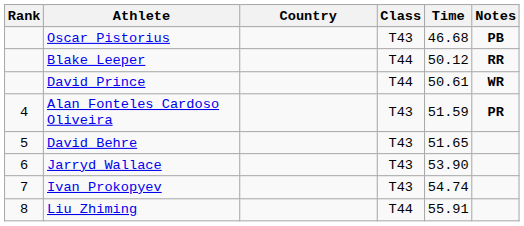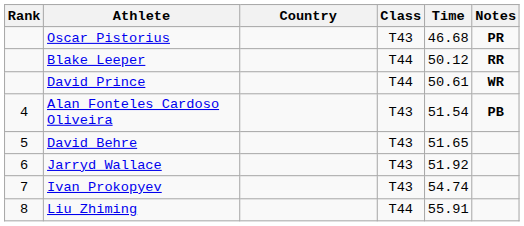(496, 38) PB -> (496, 38) PR
(448, 113) 51.59 -> (448, 113) 51.54
(496, 113) PR -> (496, 113) PB
(448, 165) 53.90 -> (448, 165) 51.92
